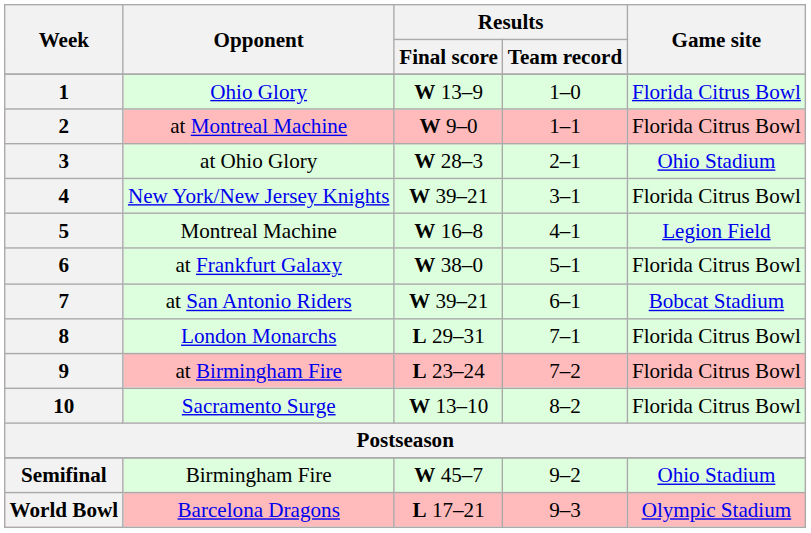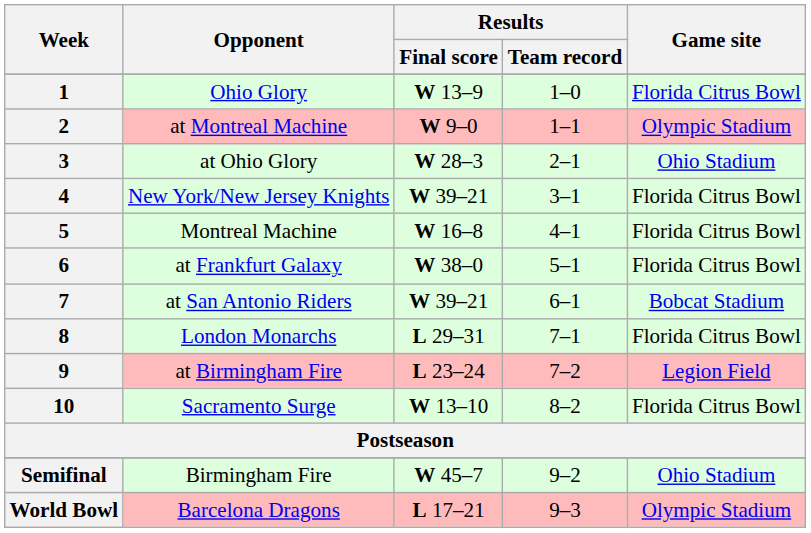(716, 126) Florida Citrus Bowl -> (716, 126) Olympic Stadium
(716, 231) Legion Field -> (716, 231) Florida Citrus Bowl
(716, 370) Florida Citrus Bowl -> (716, 370) Legion Field
